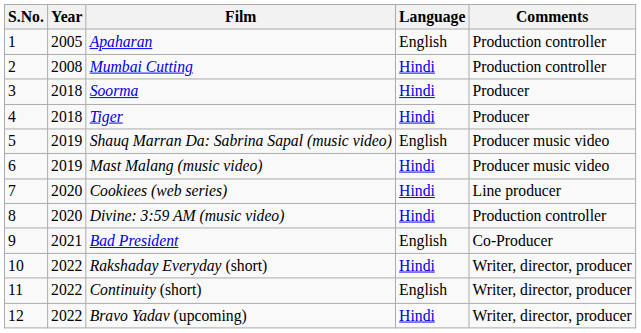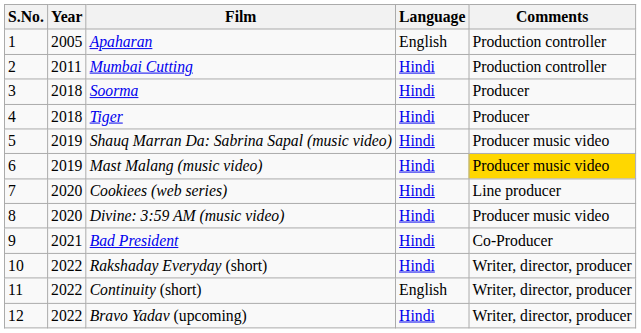(67, 66) 2008 -> (66, 66) 2011
(423, 141) English -> (417, 141) Hindi
(541, 166) no background -> (541, 166) gold background
(539, 215) Production controller -> (541, 215) Producer music video
(423, 240) English -> (417, 240) Hindi
